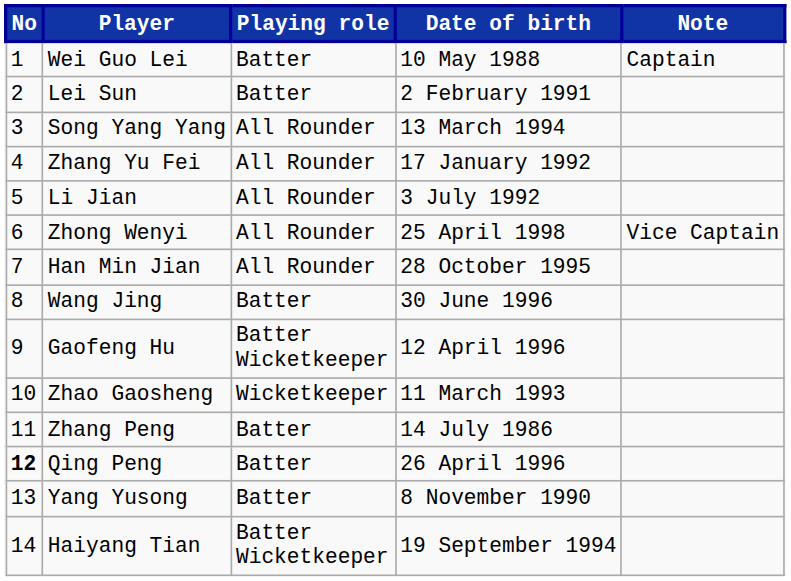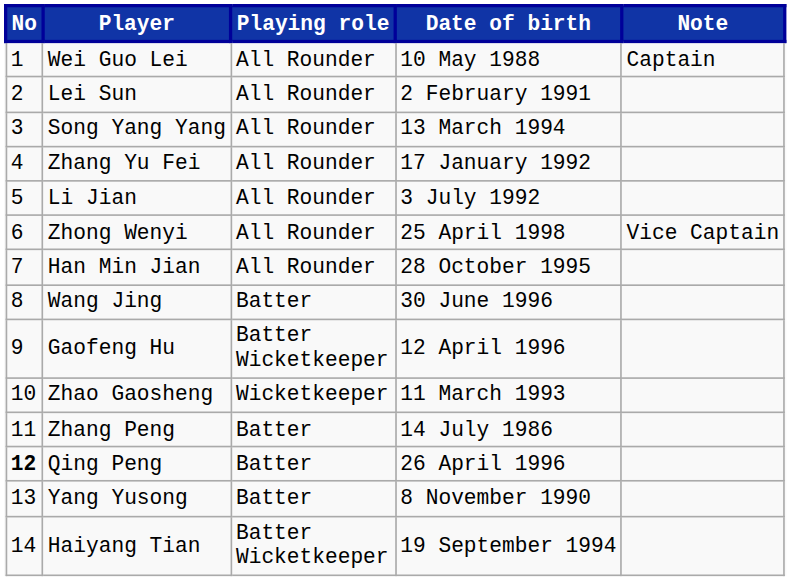(274, 60) Batter -> (306, 60) All Rounder
(274, 94) Batter -> (306, 94) All Rounder
